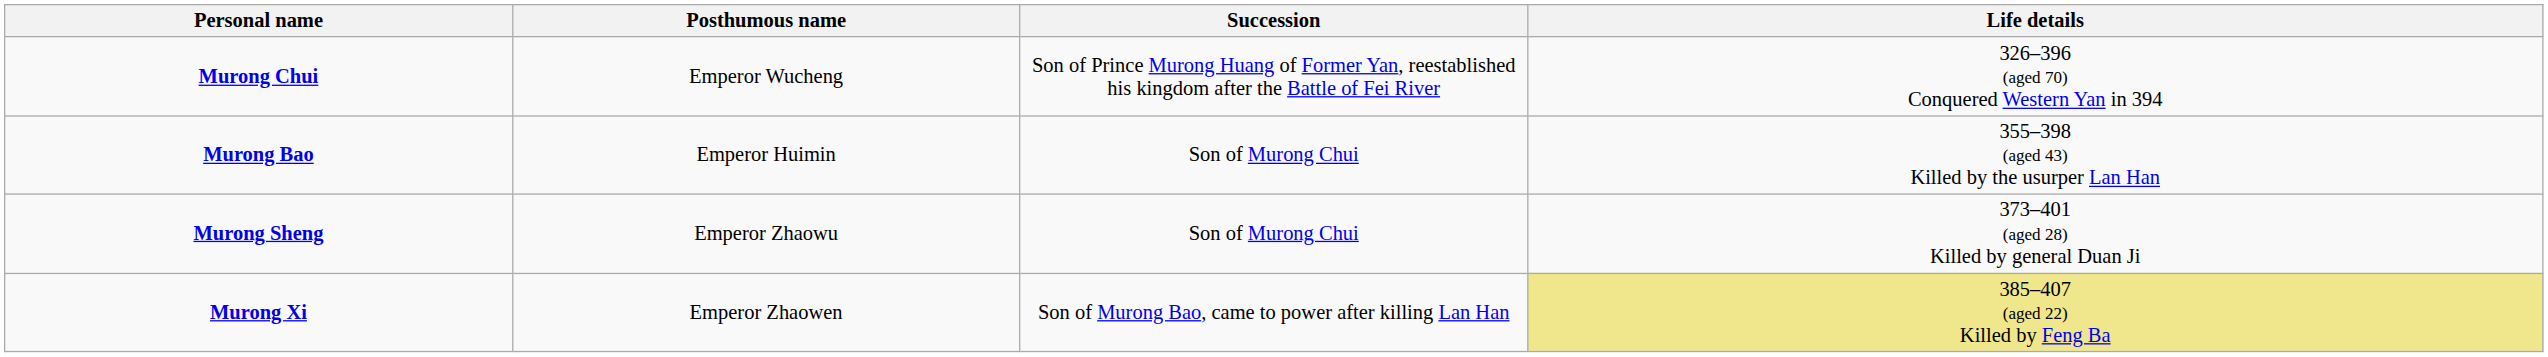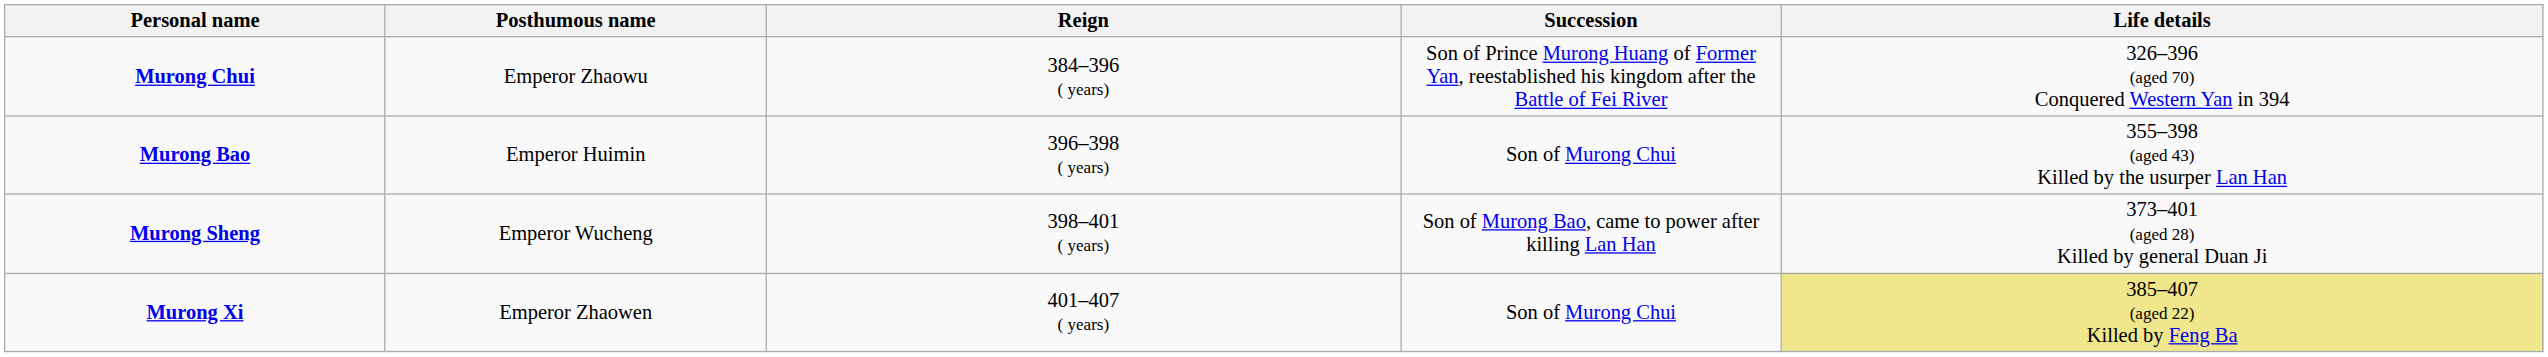+ column: (1083, 20)
(766, 76) Emperor Wucheng -> (576, 76) Emperor Zhaowu
(766, 233) Emperor Zhaowu -> (576, 233) Emperor Wucheng
(1274, 233) Son of Murong Chui -> (1591, 233) Son of Murong Bao, came to power after killing Lan Han
(1274, 311) Son of Murong Bao, came to power after killing Lan Han -> (1591, 311) Son of Murong Chui
